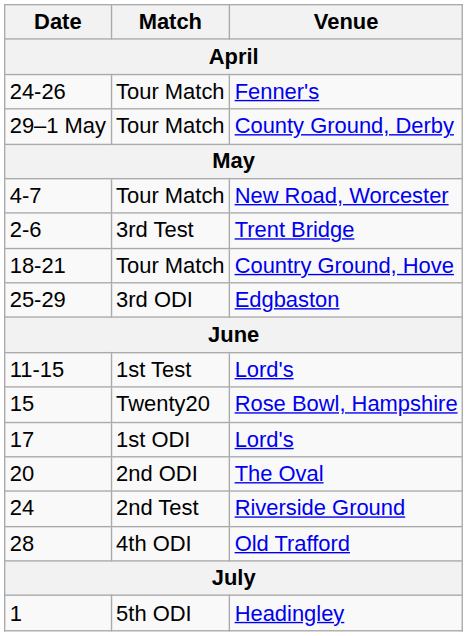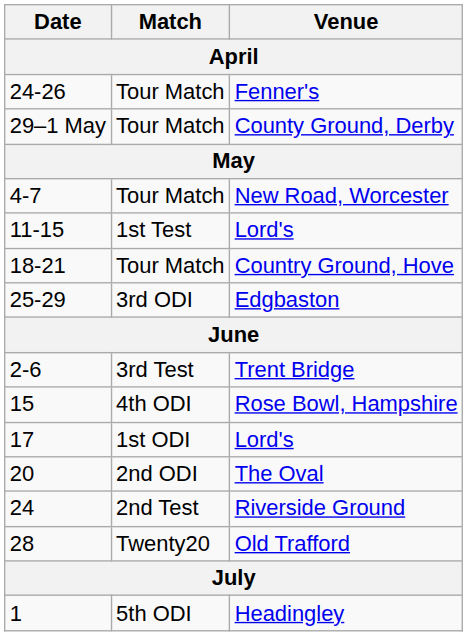rows swapped: (37, 369) <-> (26, 230)
(163, 404) Twenty20 -> (154, 404) 4th ODI
(154, 543) 4th ODI -> (163, 543) Twenty20
